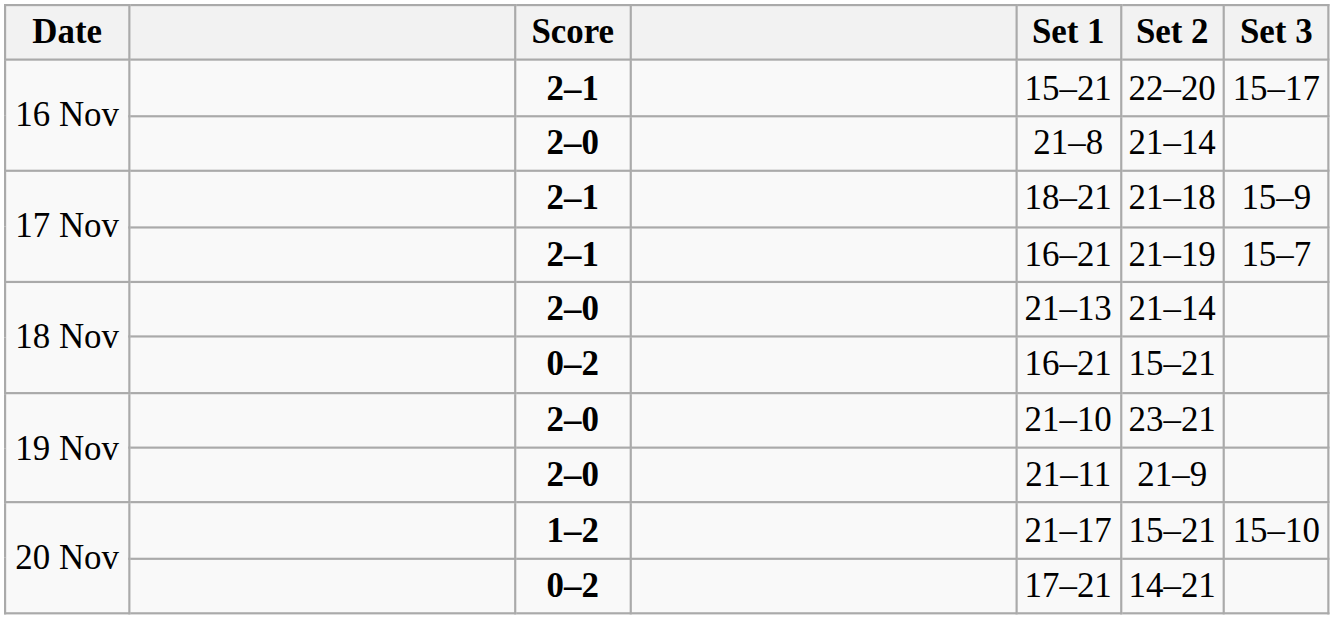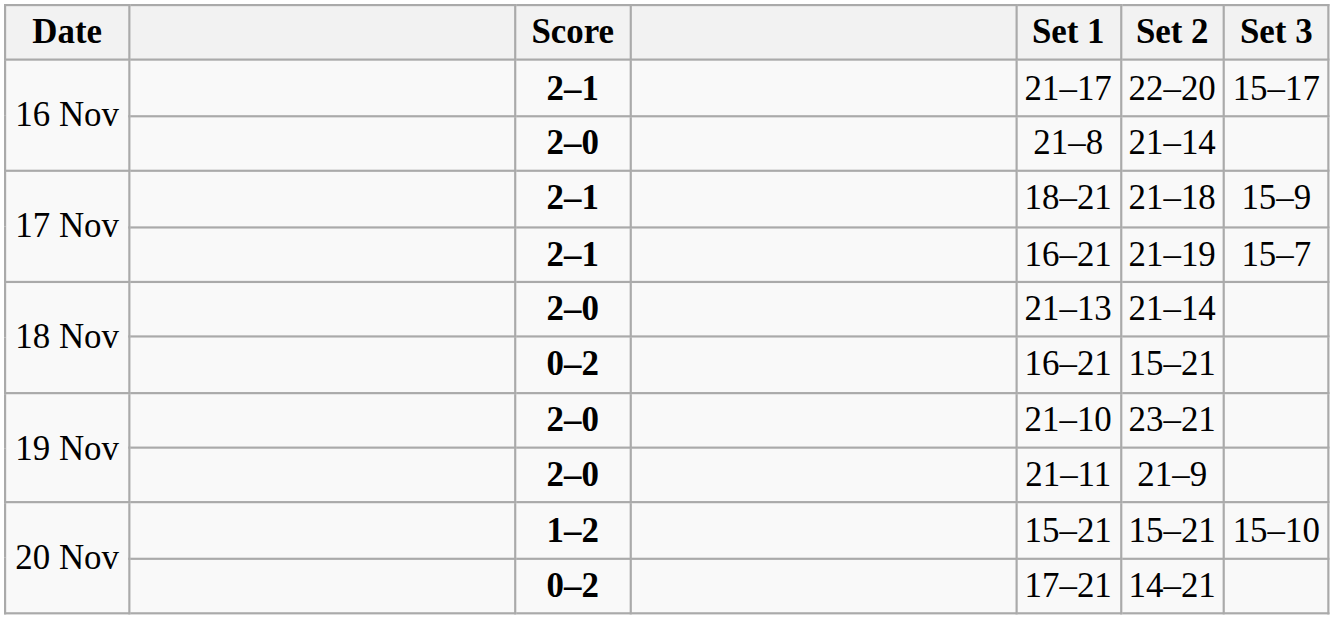(1068, 87) 15–21 -> (1068, 87) 21–17
(1068, 530) 21–17 -> (1068, 530) 15–21
